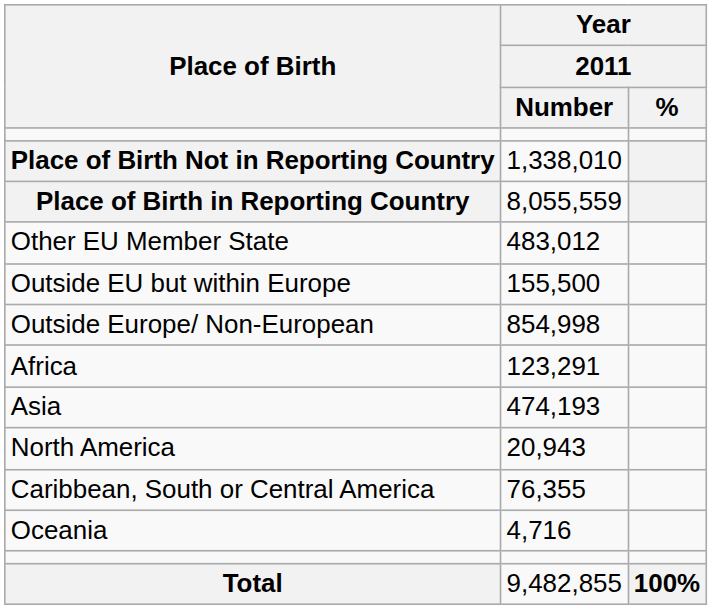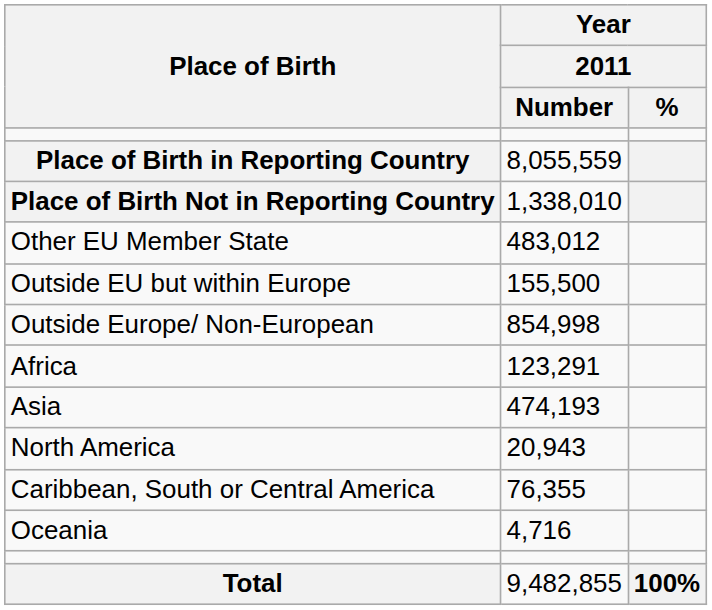rows swapped: (253, 201) <-> (253, 160)
